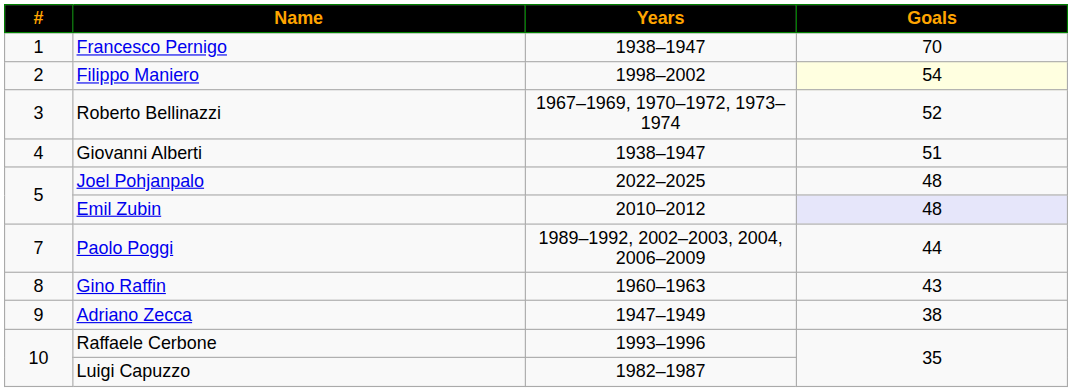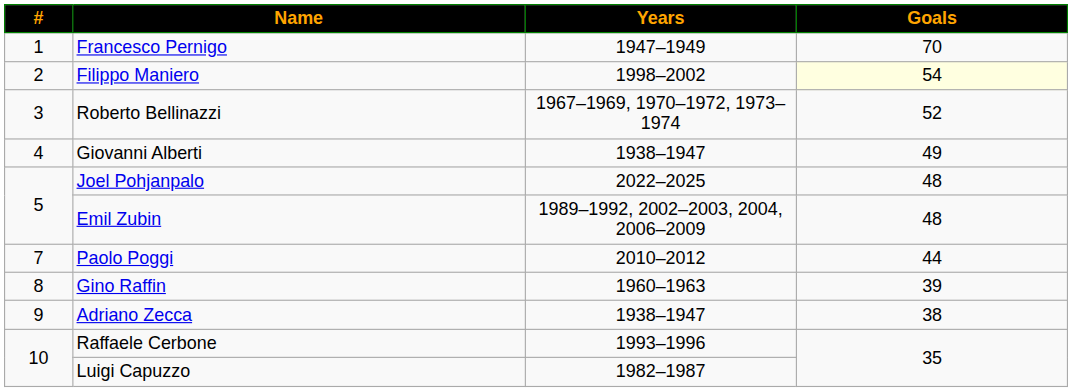(661, 47) 1938–1947 -> (661, 47) 1947–1949
(932, 152) 51 -> (932, 152) 49
(661, 209) 2010–2012 -> (661, 219) 1989–1992, 2002–2003, 2004, 2006–2009
(932, 209) lavender background -> (932, 219) no background
(661, 247) 1989–1992, 2002–2003, 2004, 2006–2009 -> (661, 257) 2010–2012
(932, 286) 43 -> (932, 286) 39
(661, 314) 1947–1949 -> (661, 314) 1938–1947
